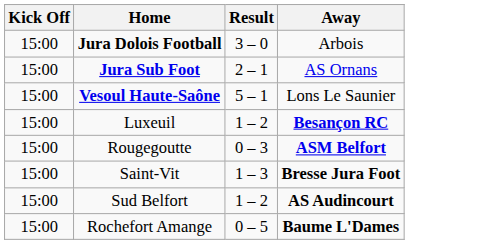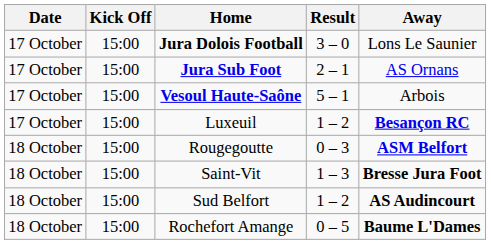+ column: (45, 17)
(341, 43) Arbois -> (422, 43) Lons Le Saunier
(341, 95) Lons Le Saunier -> (422, 95) Arbois
